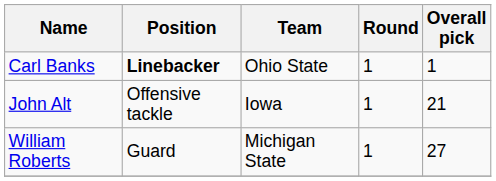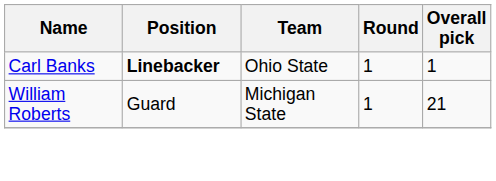- row: (40, 103)
(437, 151) 27 -> (437, 103) 21
